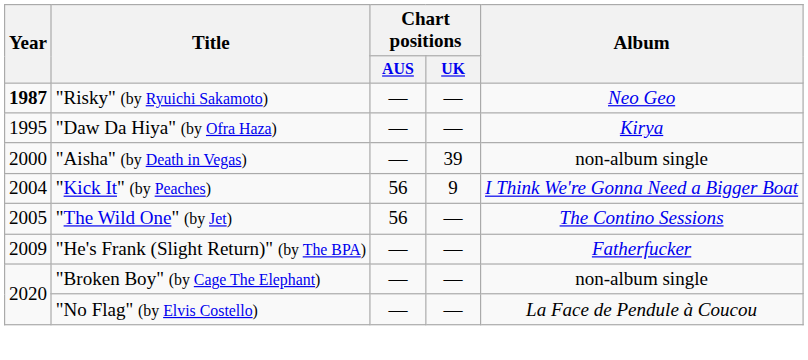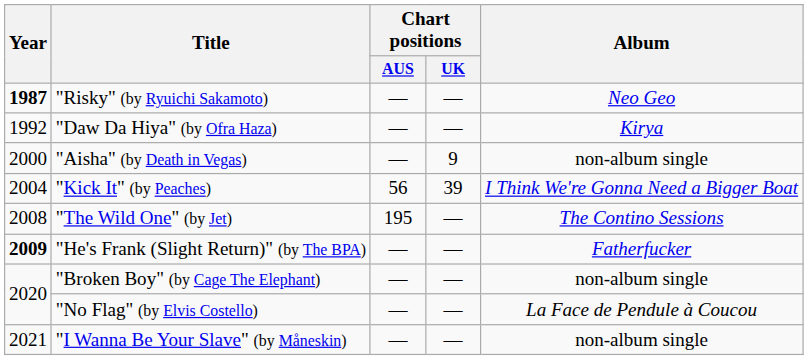(28, 127) 1995 -> (28, 127) 1992
(453, 158) 39 -> (453, 158) 9
(453, 188) 9 -> (453, 188) 39
(28, 218) 2005 -> (28, 218) 2008
(398, 218) 56 -> (398, 218) 195
(28, 248) normal -> (28, 248) bold
+ row: (201, 339)
